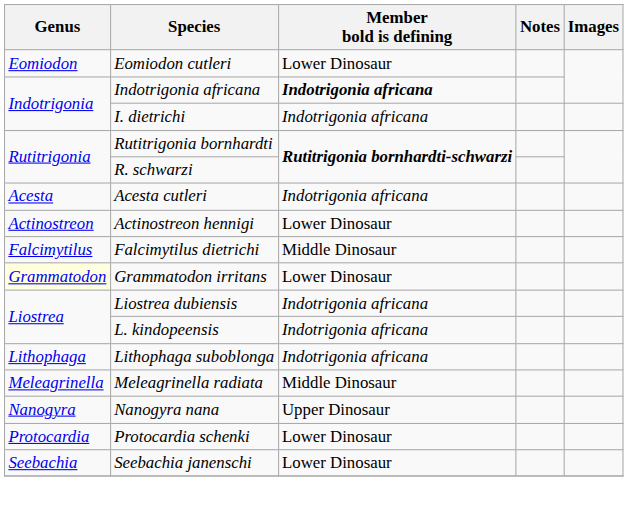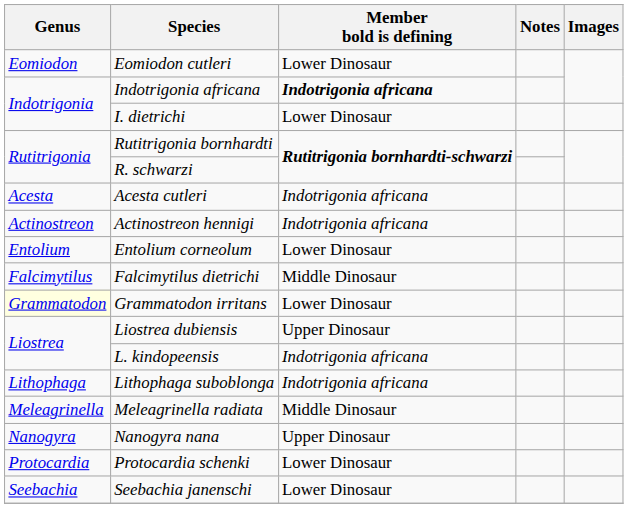(355, 116) Indotrigonia africana -> (337, 116) Lower Dinosaur
(337, 223) Lower Dinosaur -> (355, 223) Indotrigonia africana
+ row: (183, 249)
(355, 303) Indotrigonia africana -> (336, 329) Upper Dinosaur
